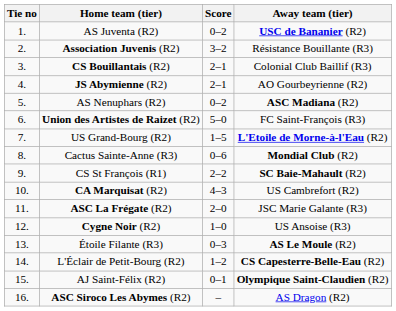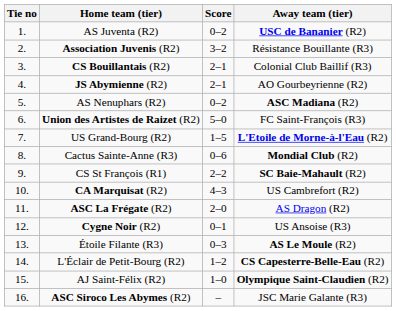(313, 208) JSC Marie Galante (R3) -> (313, 208) AS Dragon (R2)
(218, 226) 1–0 -> (218, 226) 0–1
(218, 279) 0–1 -> (218, 279) 1–0
(313, 297) AS Dragon (R2) -> (313, 297) JSC Marie Galante (R3)
